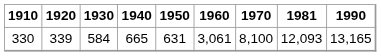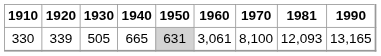(99, 38) 584 -> (99, 38) 505
(175, 38) no background -> (175, 38) lightgrey background
